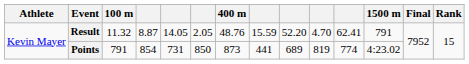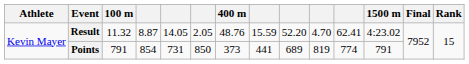(384, 32) 791 -> (384, 32) 4:23.02
(232, 50) 873 -> (232, 50) 373
(384, 50) 4:23.02 -> (384, 50) 791
